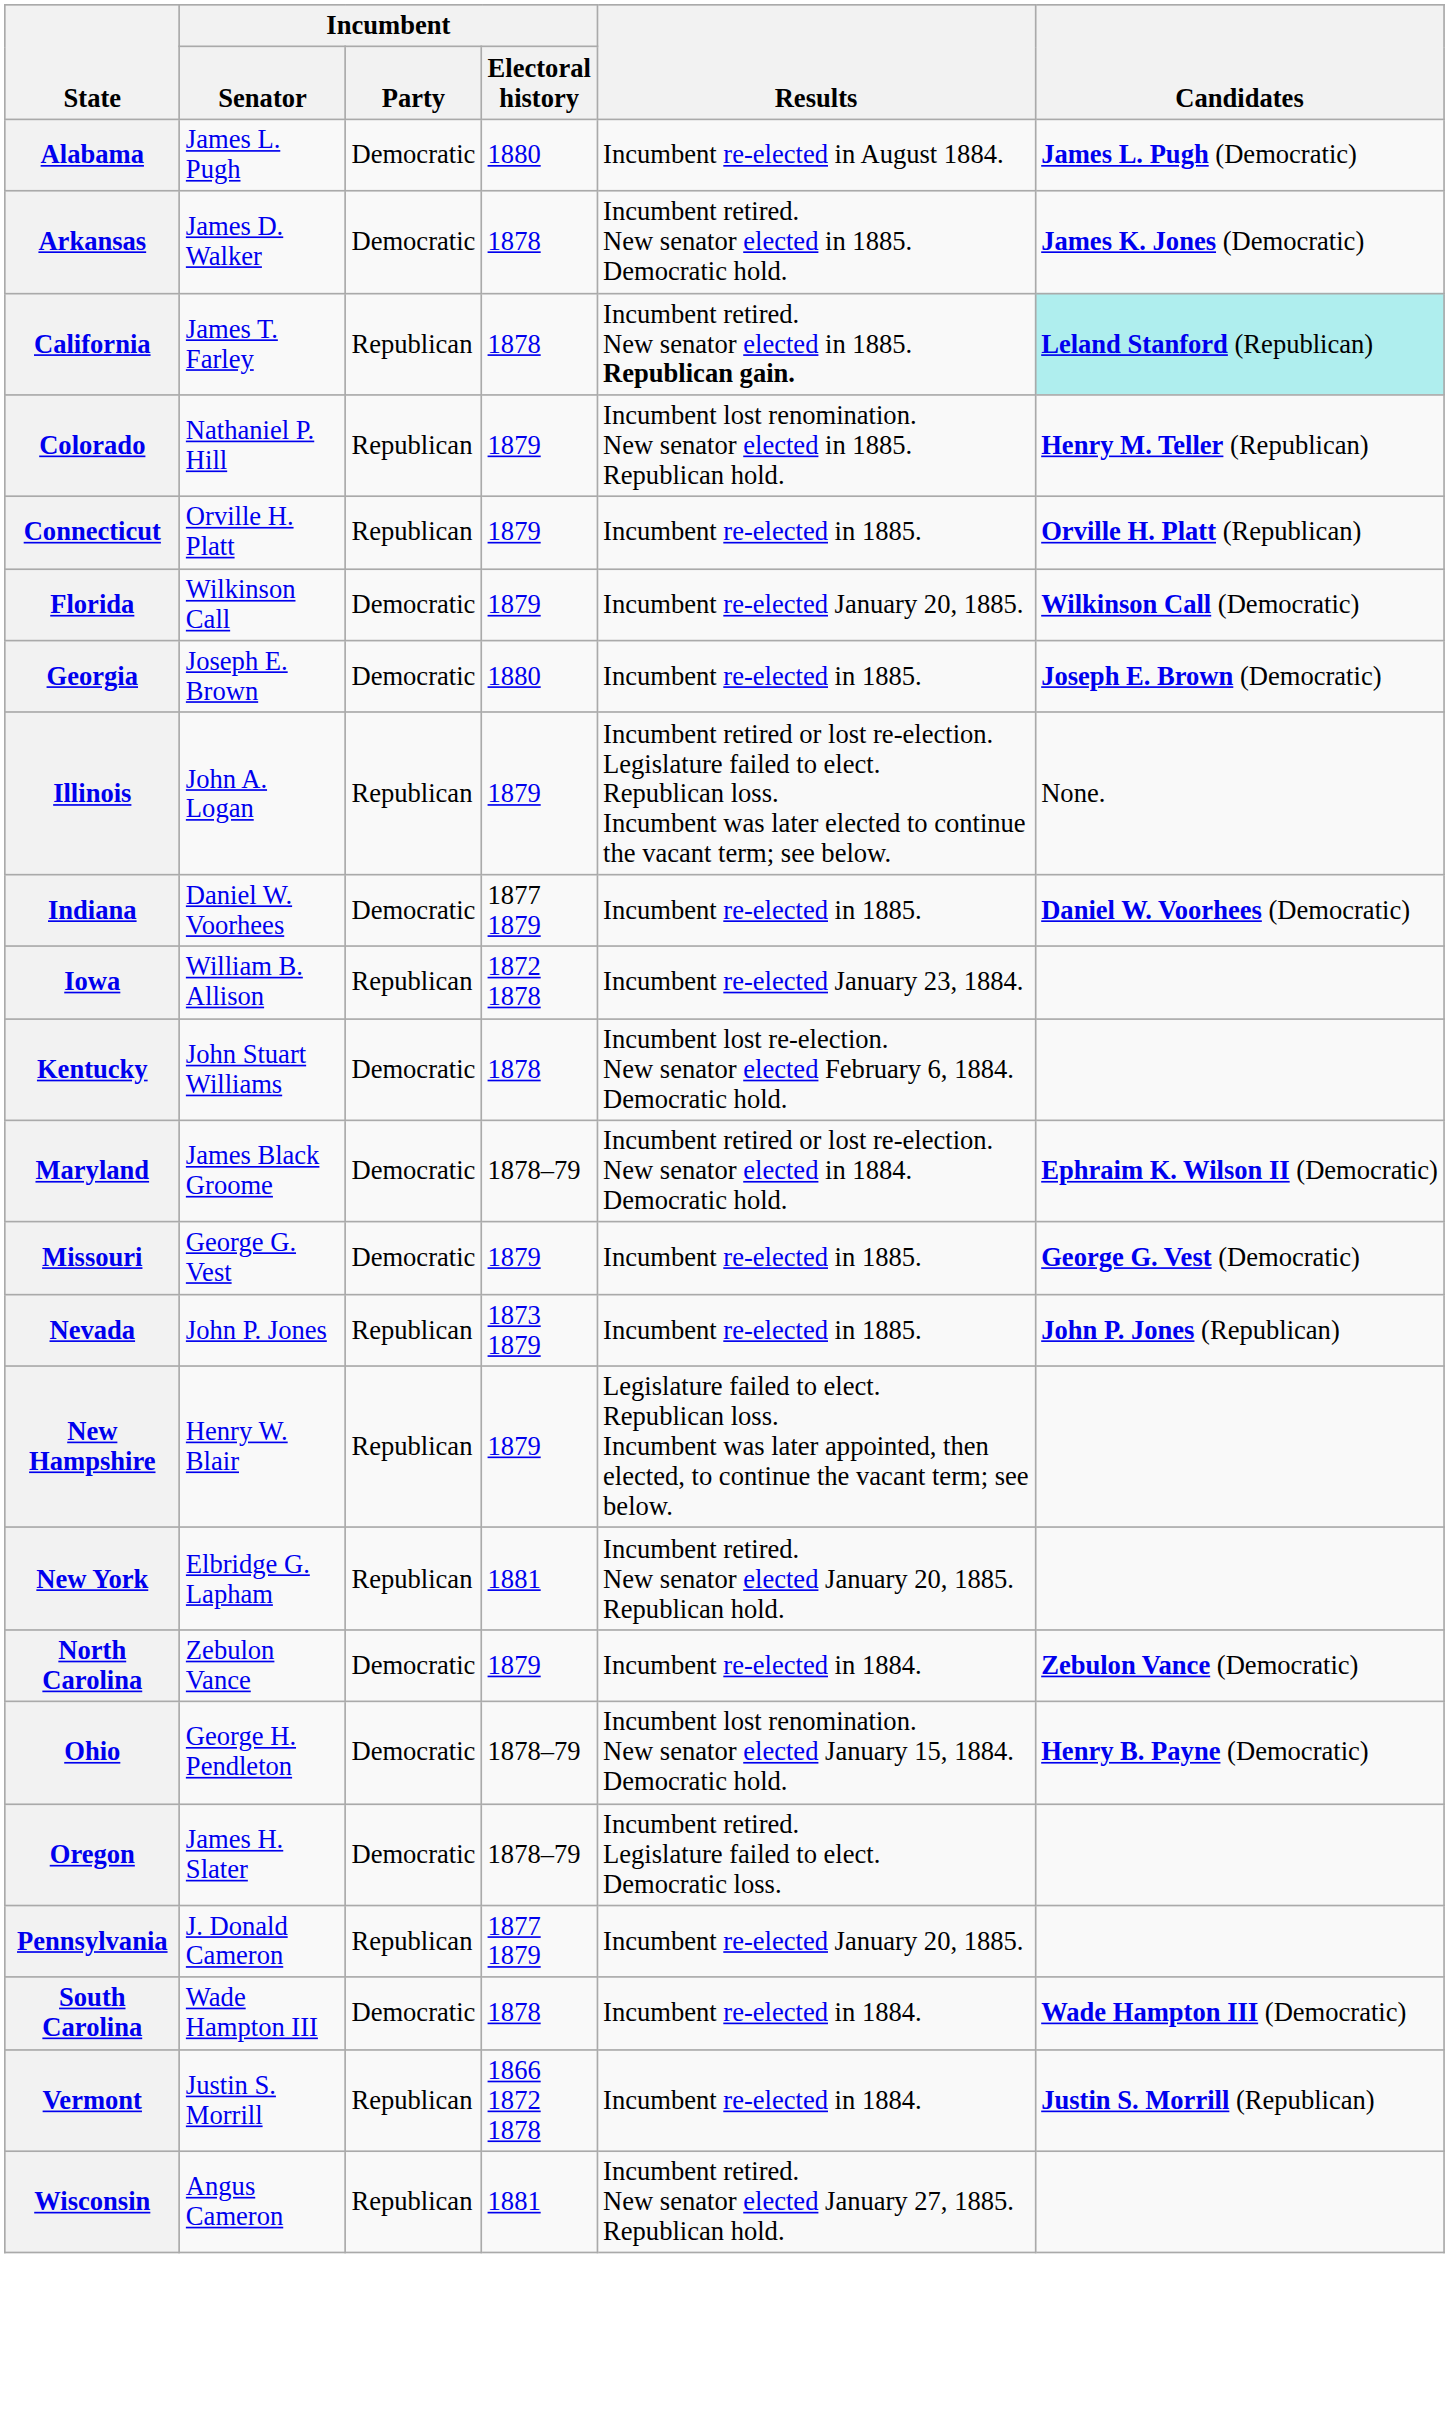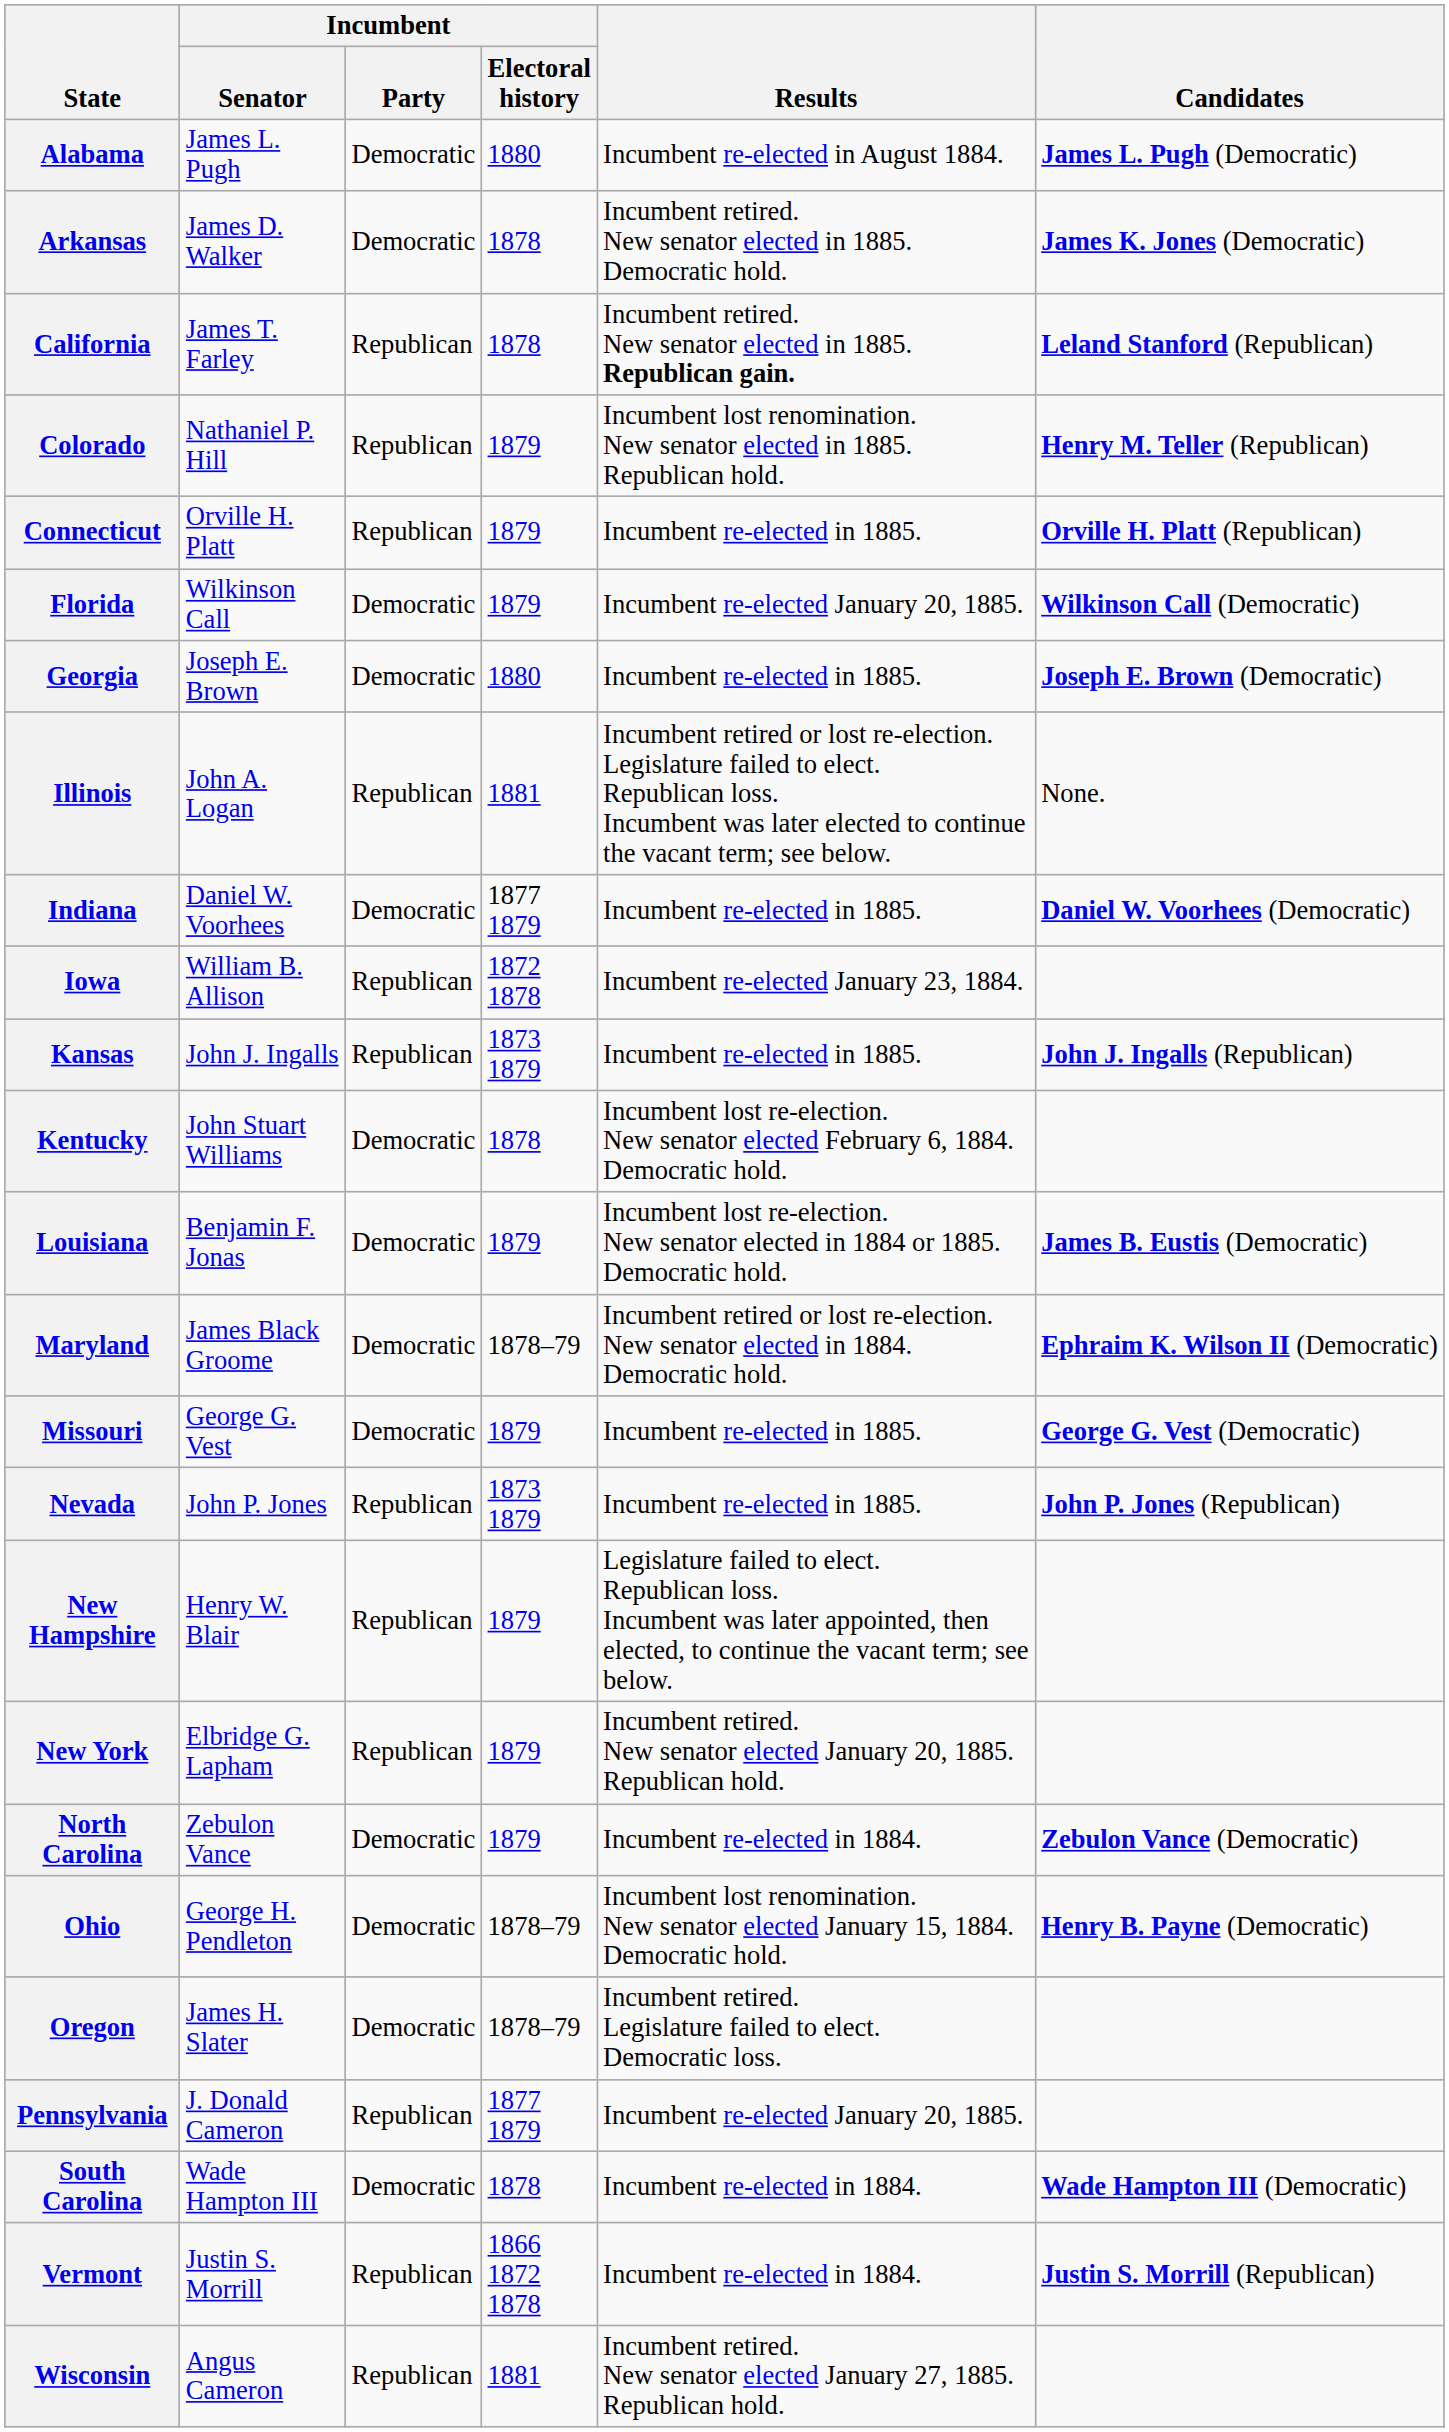(1207, 343) paleturquoise background -> (1207, 343) no background
(514, 793) 1879 -> (514, 793) 1881
+ row: (92, 1053)
+ row: (92, 1242)
(514, 1578) 1881 -> (514, 1752) 1879
